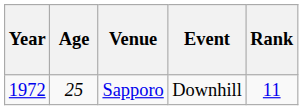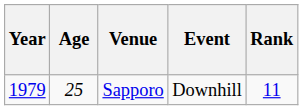(27, 89) 1972 -> (27, 89) 1979
